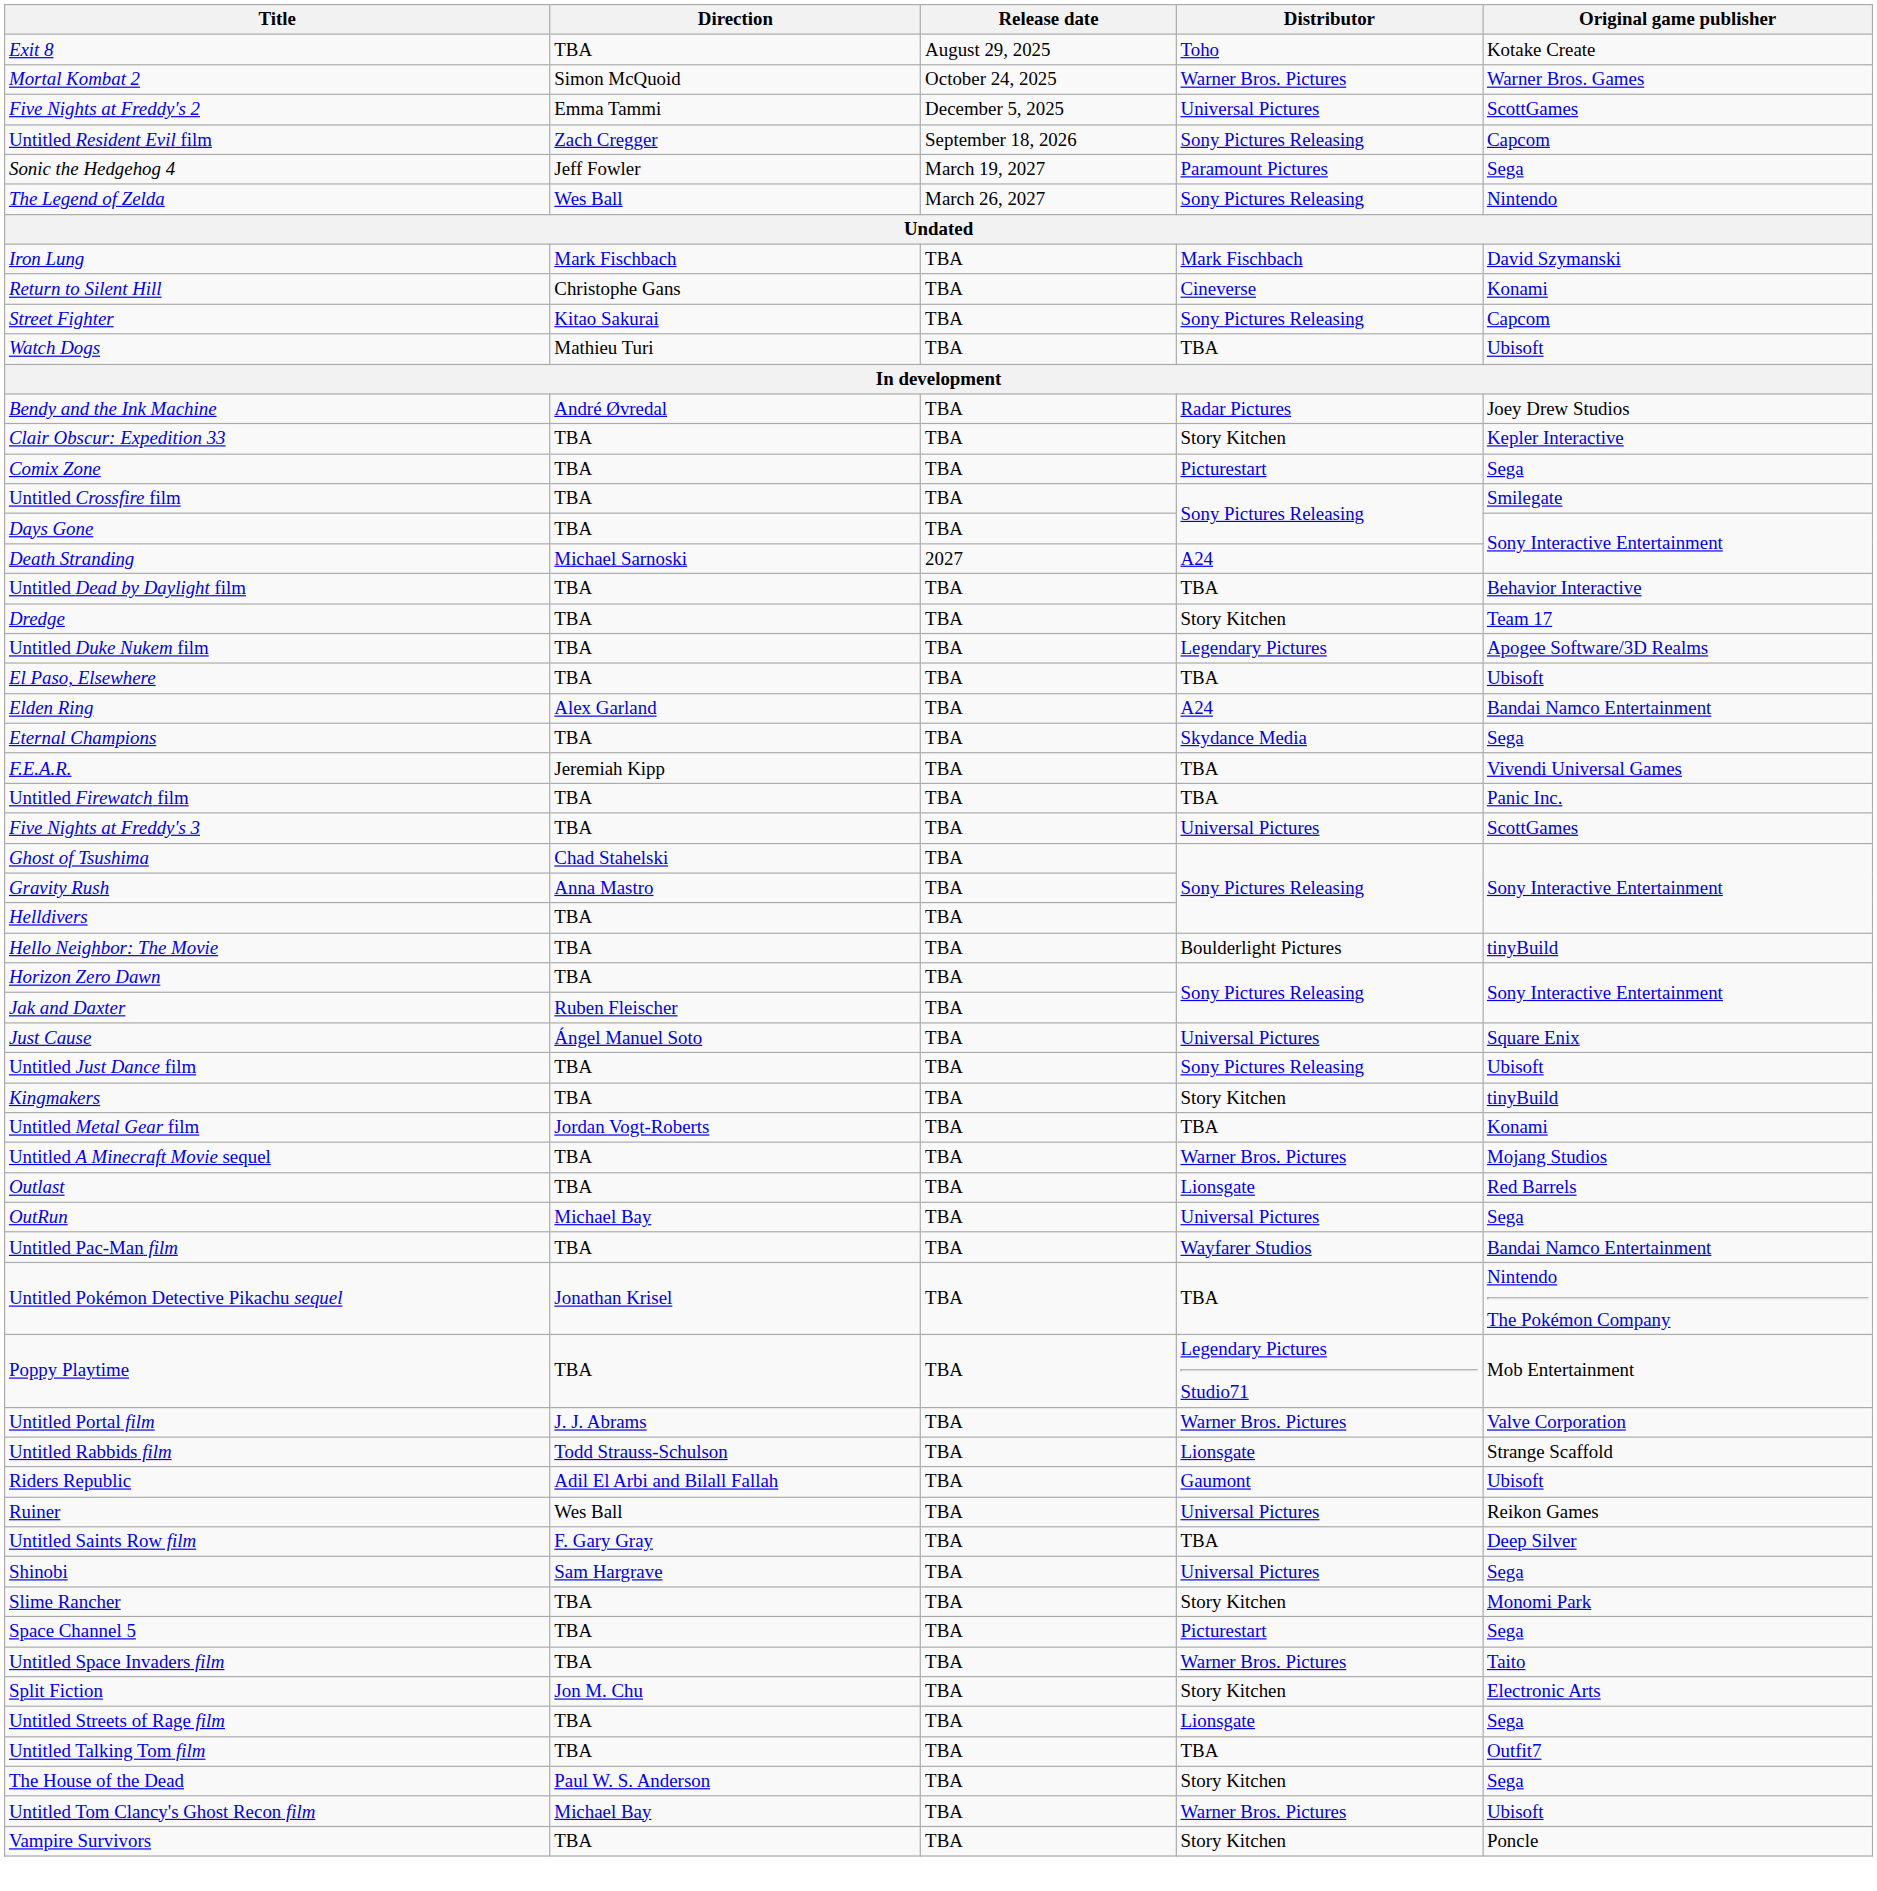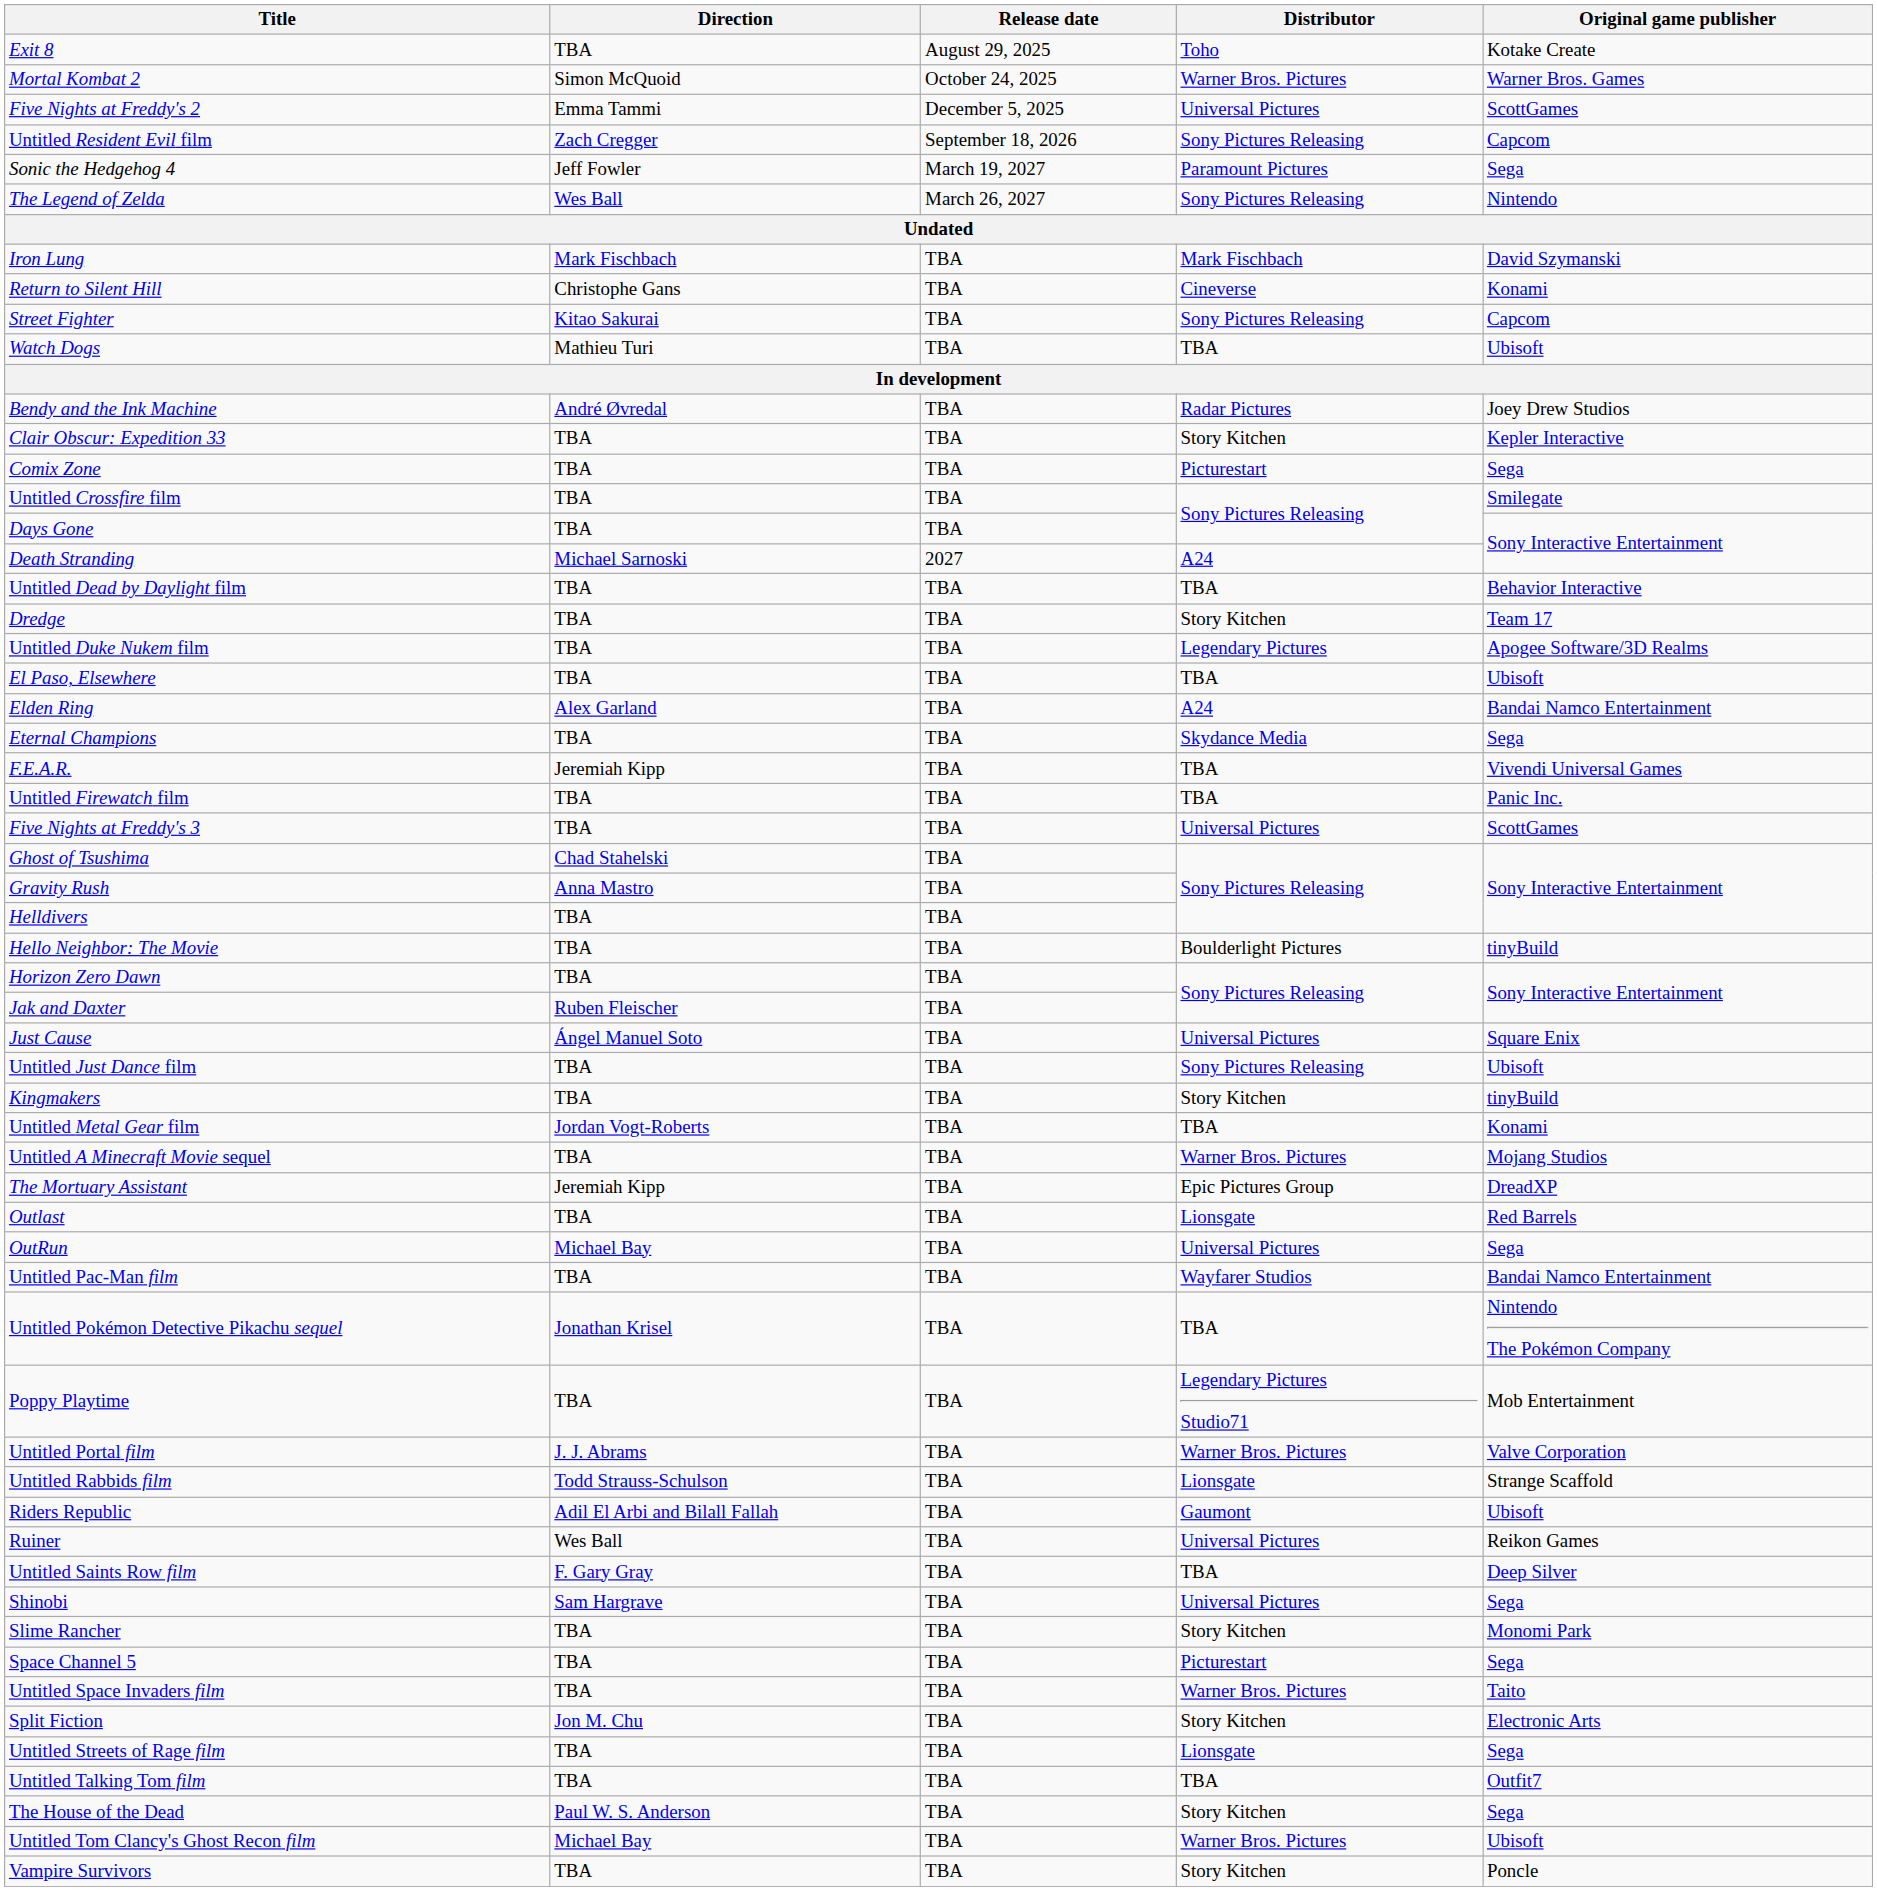+ row: (98, 1187)
